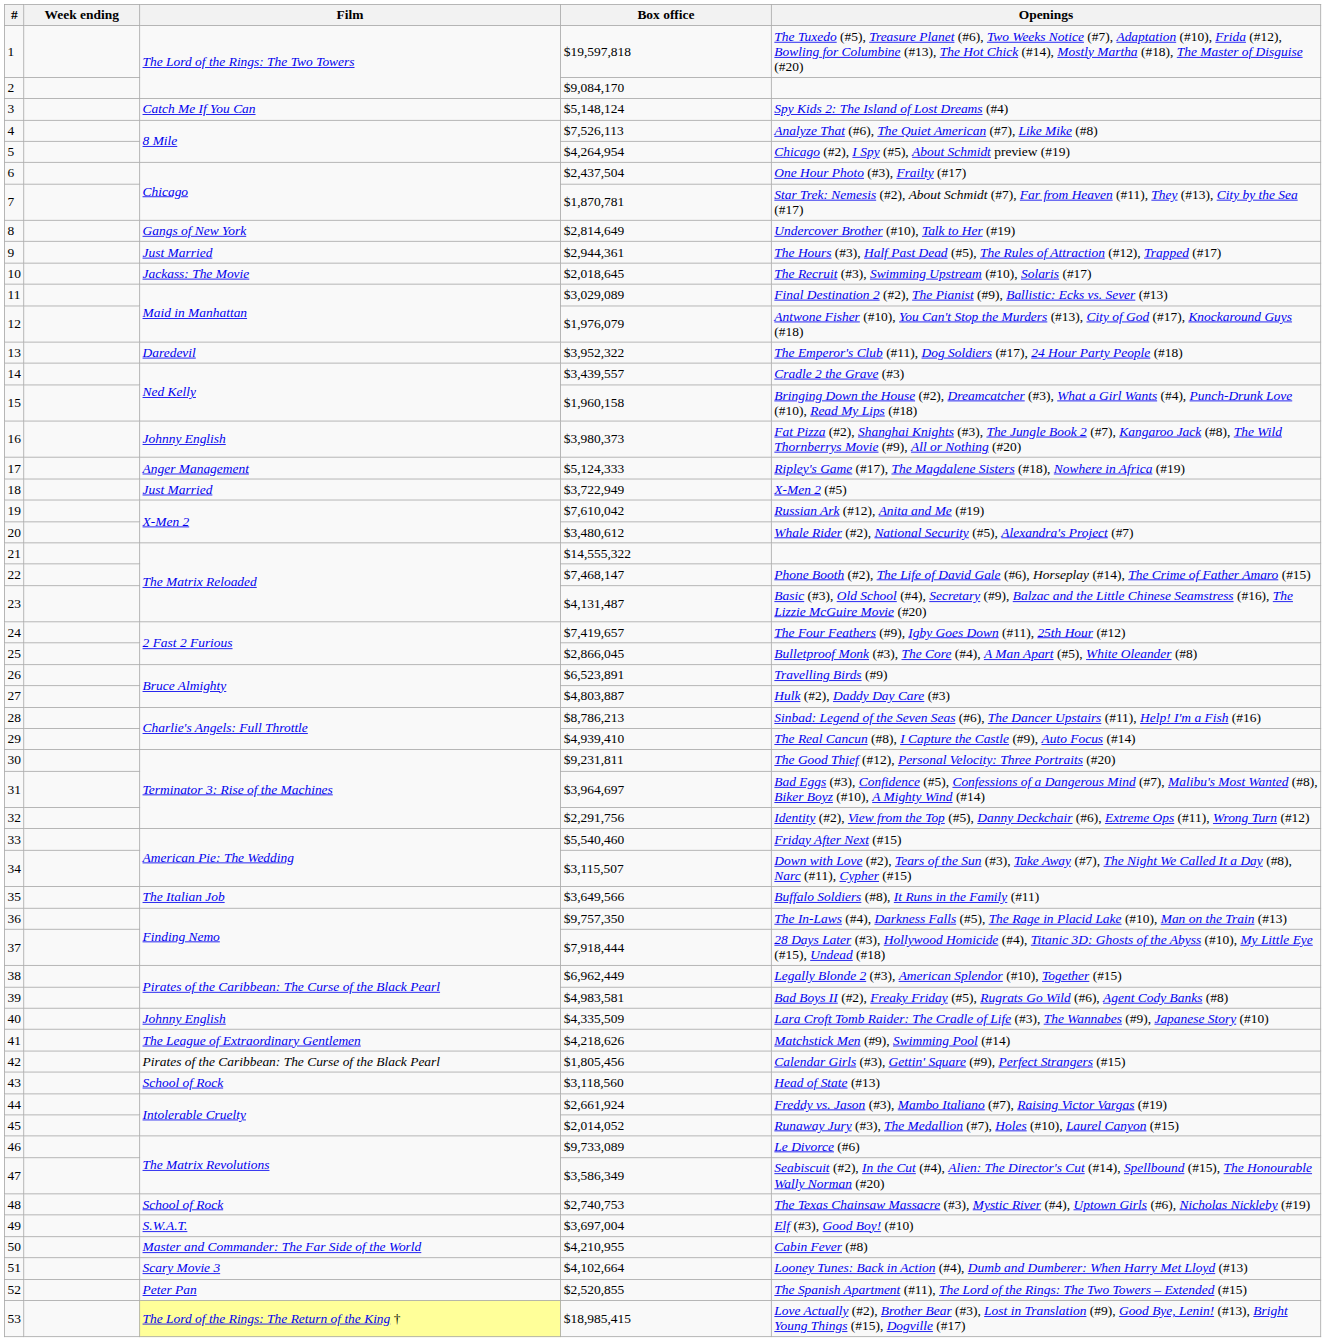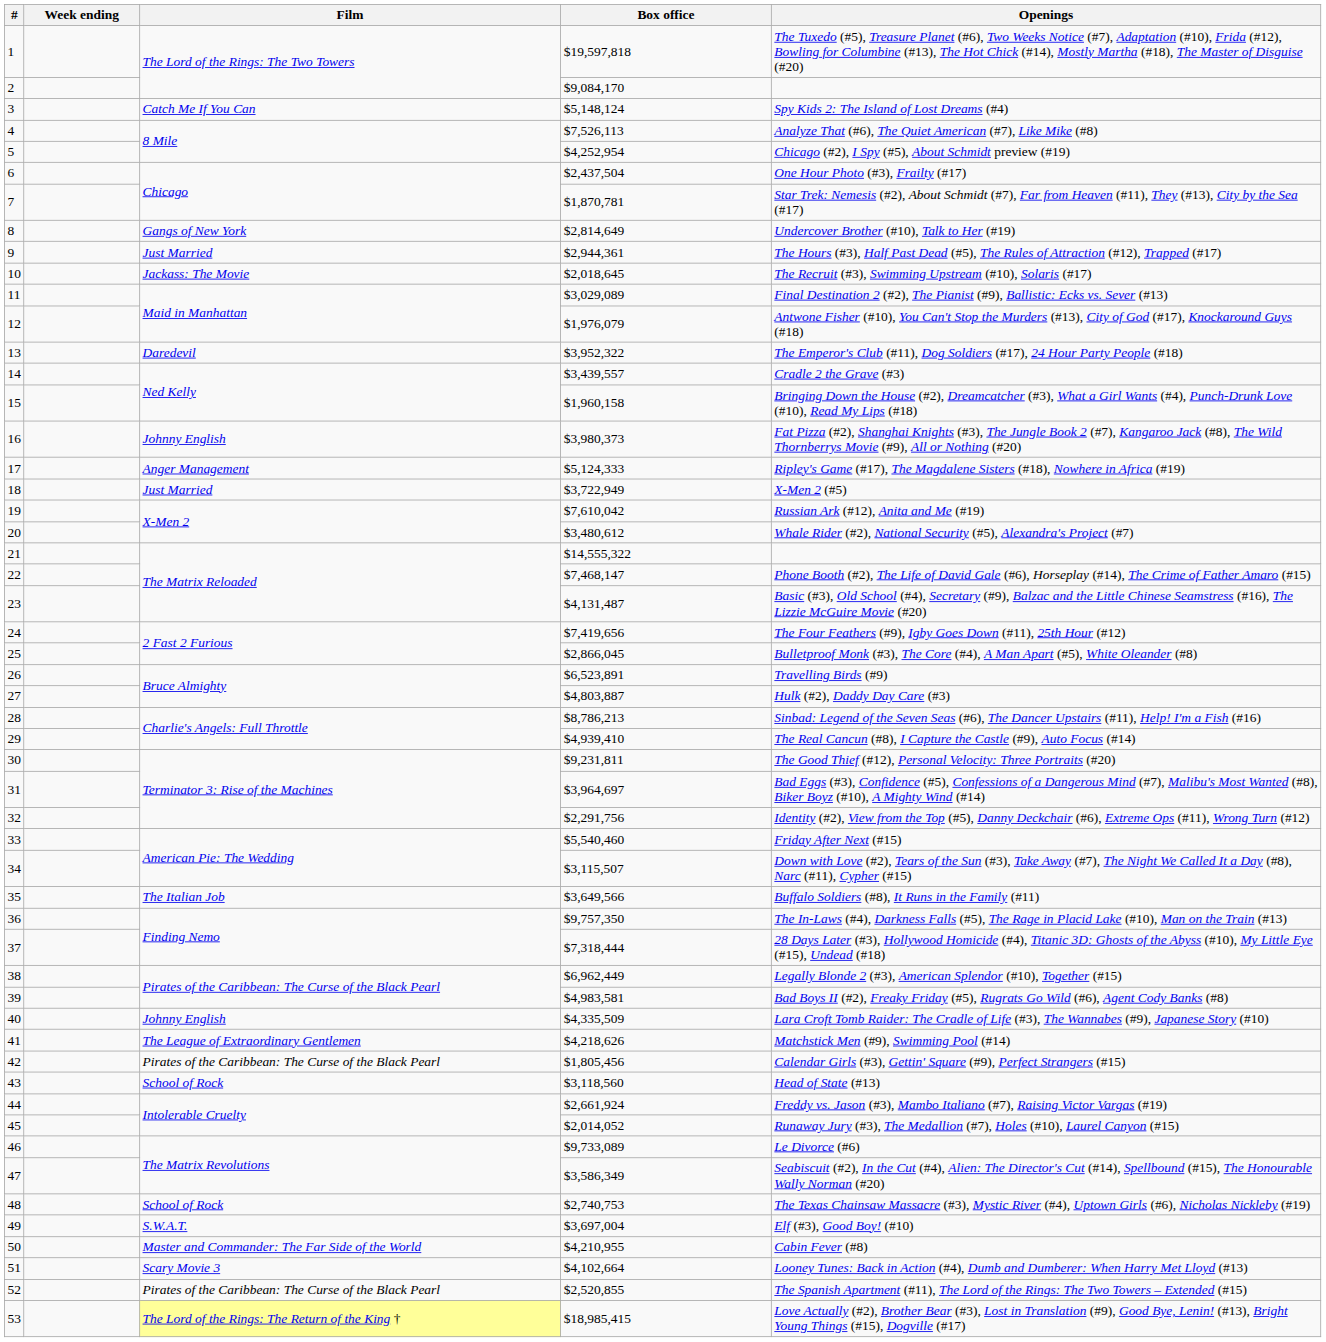(594, 151) $4,264,954 -> (594, 151) $4,252,954
(594, 632) $7,419,657 -> (594, 632) $7,419,656
(594, 947) $7,918,444 -> (594, 947) $7,318,444
(170, 1289) Peter Pan -> (291, 1289) Pirates of the Caribbean: The Curse of the Black Pearl
